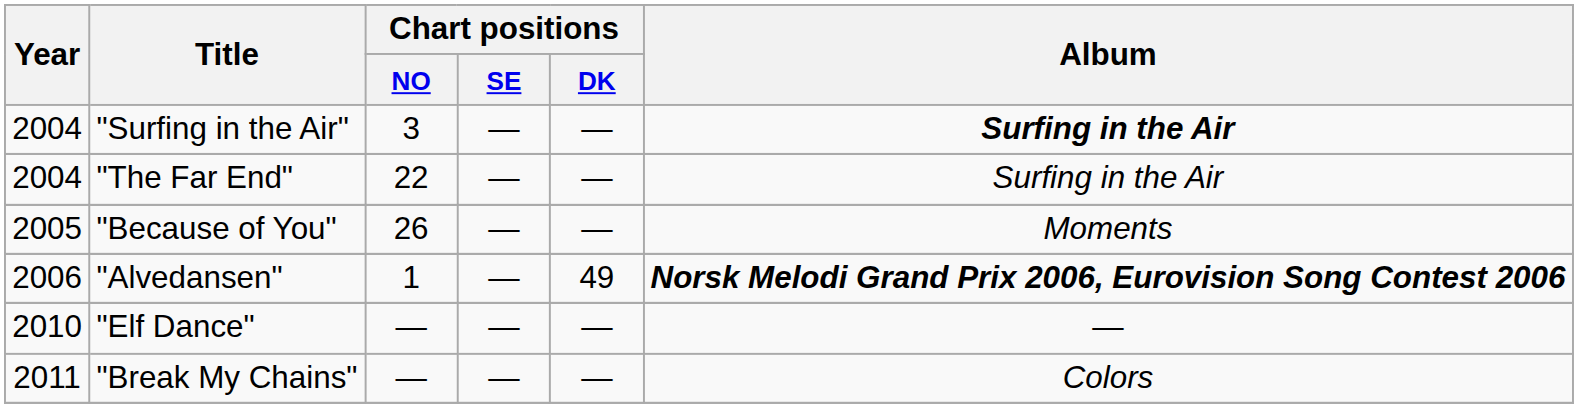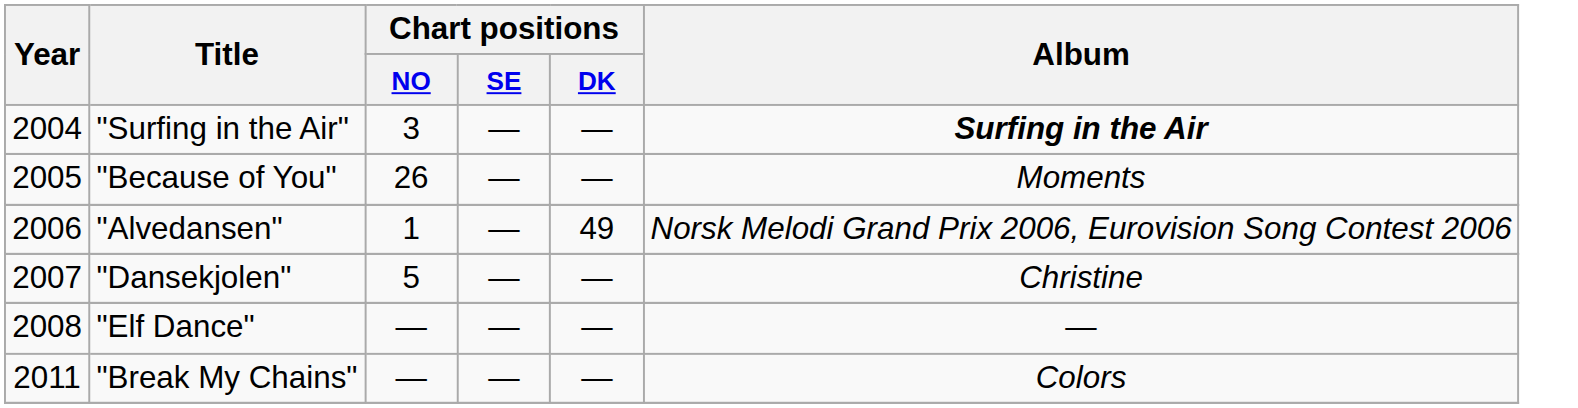- row: (195, 178)
(1108, 278) bold -> (1081, 228) normal
+ row: (194, 278)
(47, 327) 2010 -> (47, 327) 2008
